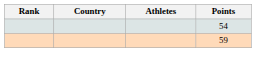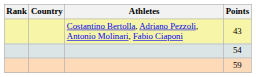+ row: (237, 31)
